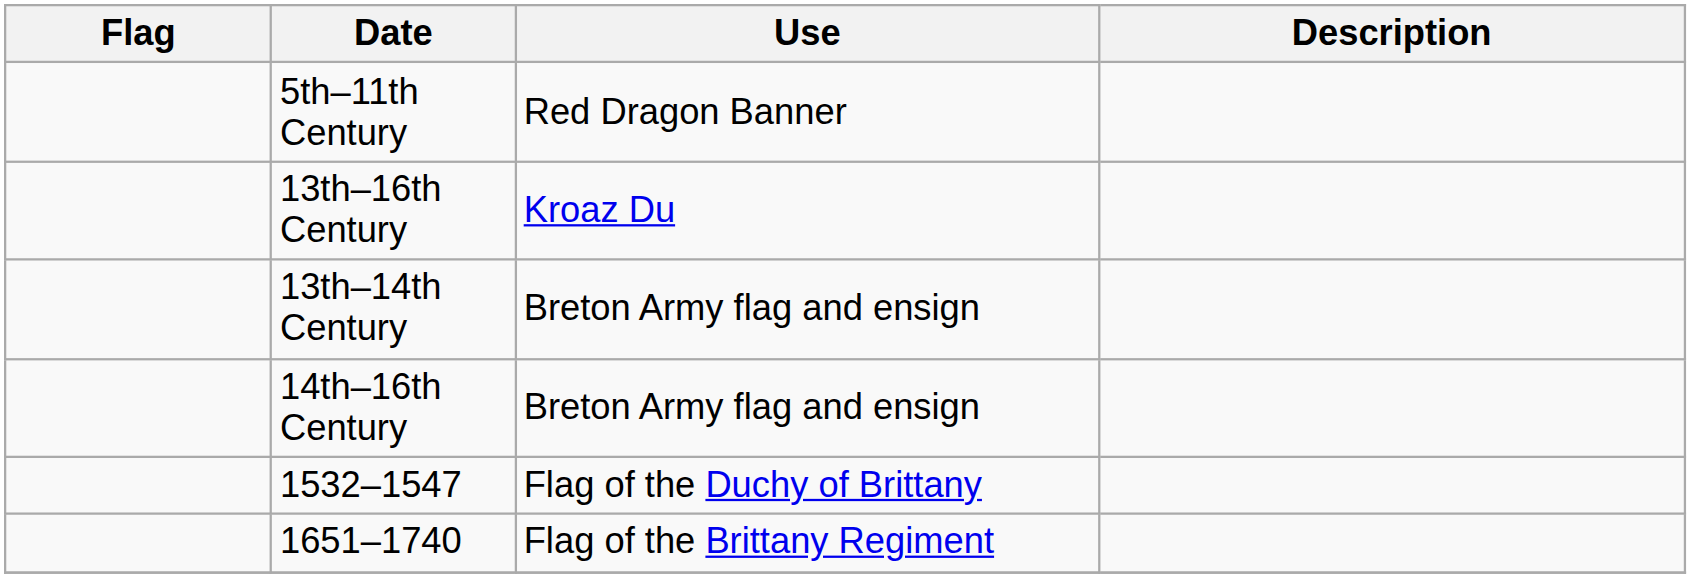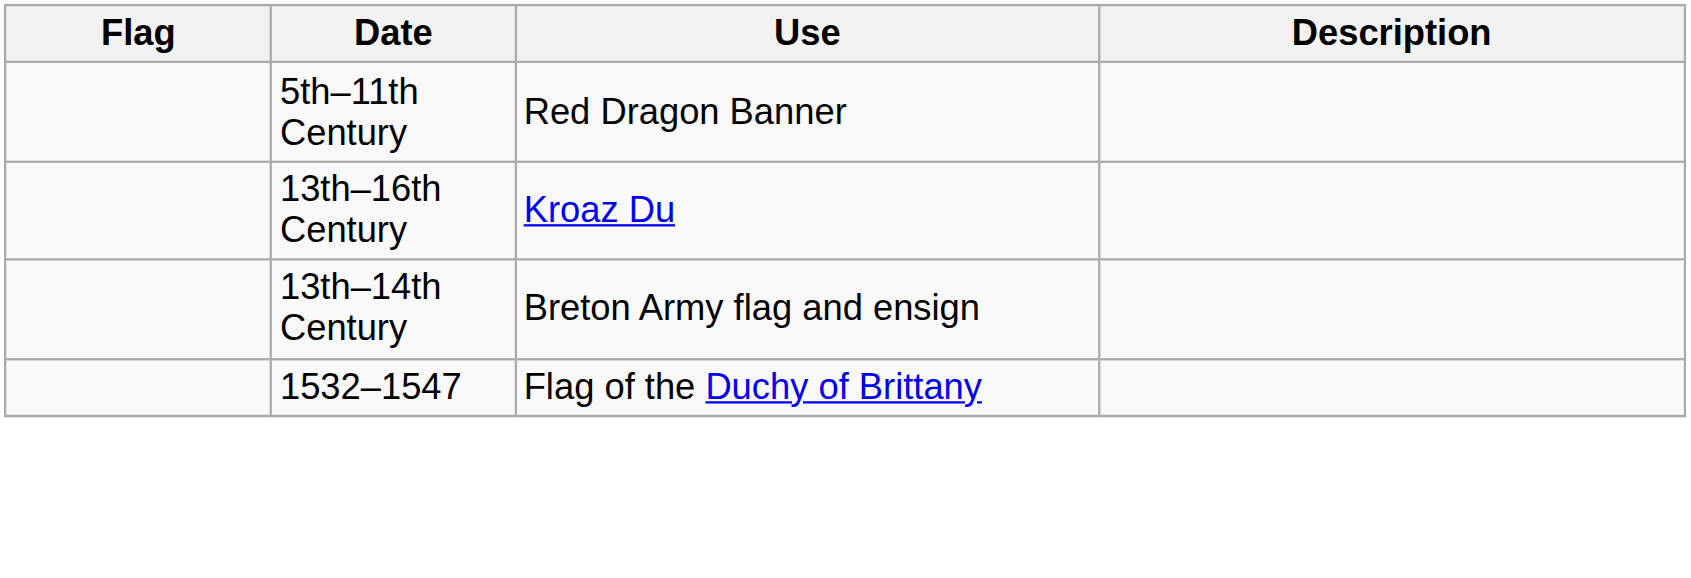- row: (361, 406)
- row: (371, 542)
